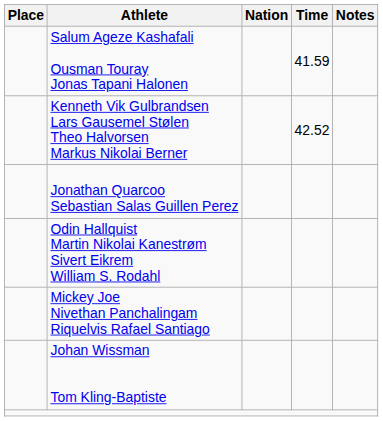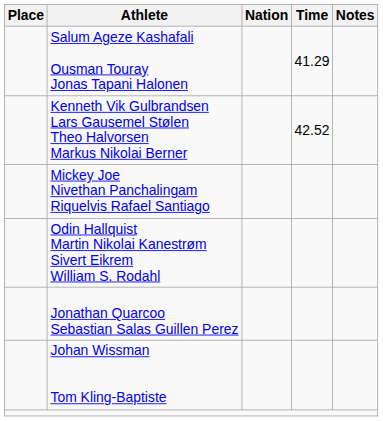(312, 61) 41.59 -> (312, 61) 41.29
rows swapped: (144, 199) <-> (130, 313)
